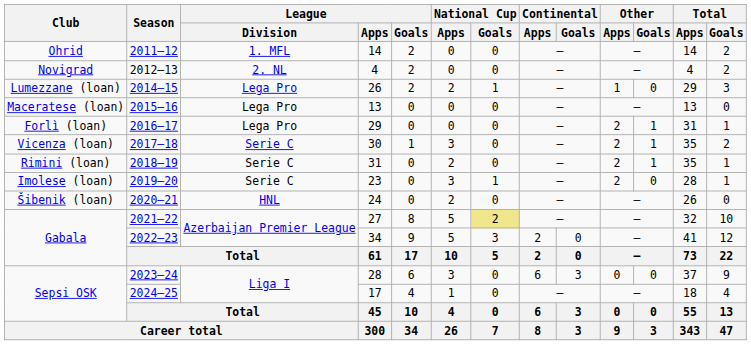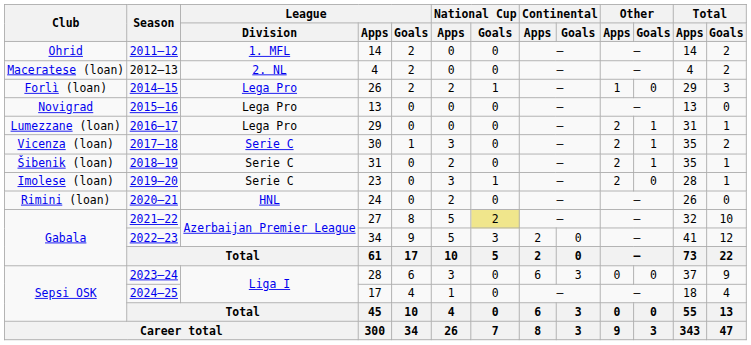(66, 70) Novigrad -> (66, 70) Maceratese (loan)
(66, 88) Lumezzane (loan) -> (66, 88) Forlì (loan)
(66, 107) Maceratese (loan) -> (66, 107) Novigrad
(66, 126) Forlì (loan) -> (66, 126) Lumezzane (loan)
(66, 163) Rimini (loan) -> (66, 163) Šibenik (loan)
(66, 200) Šibenik (loan) -> (66, 200) Rimini (loan)
